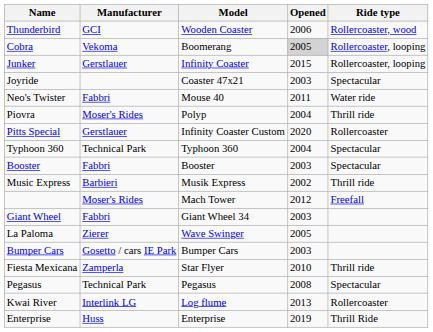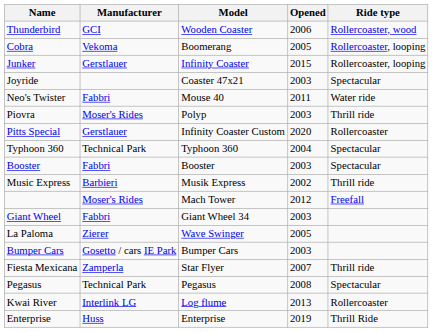(301, 47) lightgrey background -> (301, 47) no background
(301, 115) 2004 -> (301, 115) 2003
(301, 268) 2010 -> (301, 268) 2007
